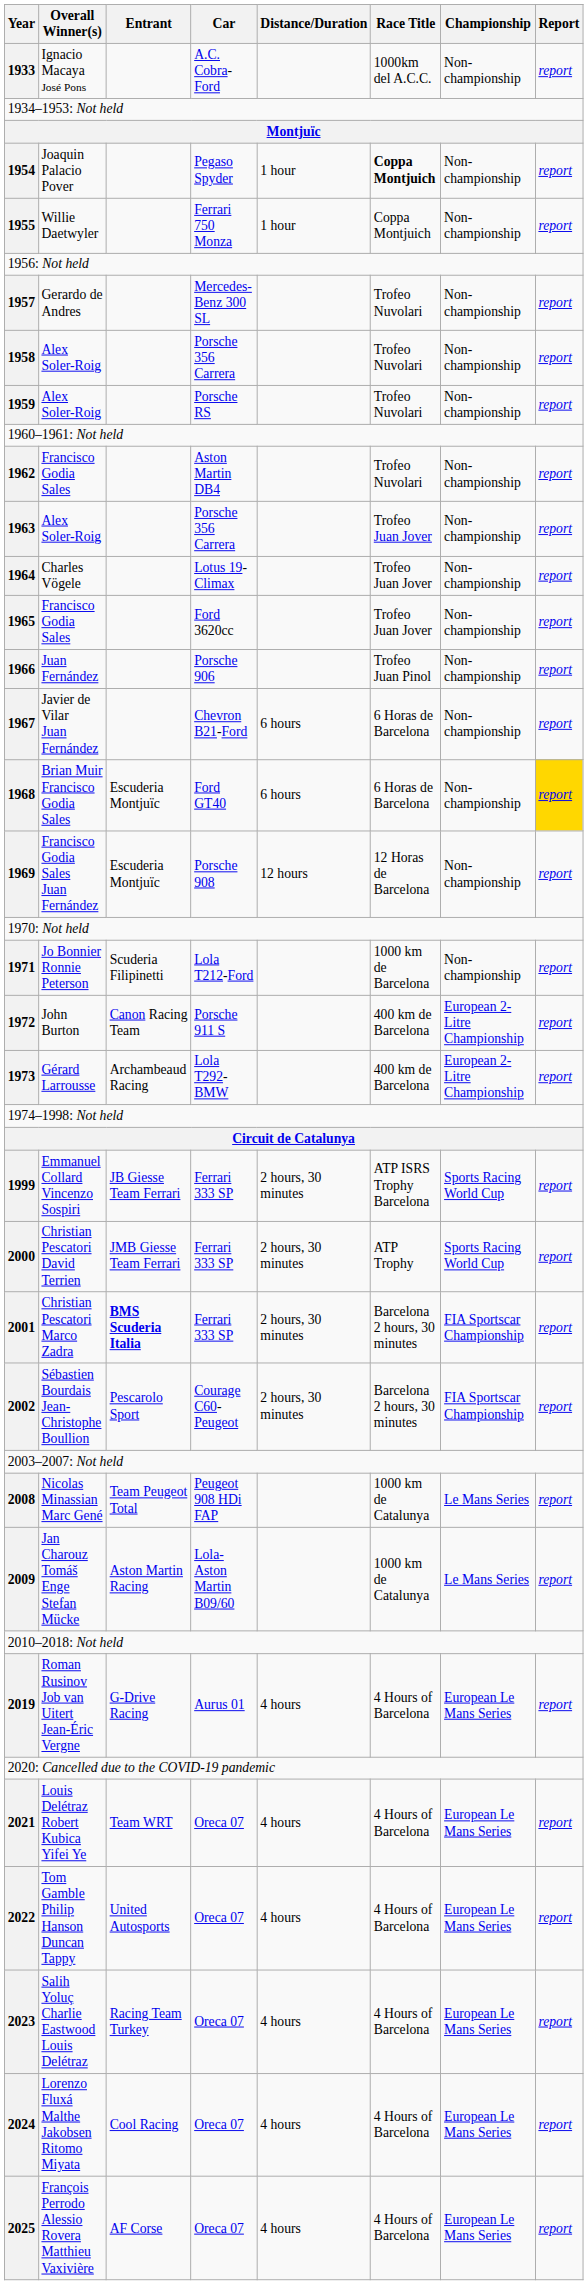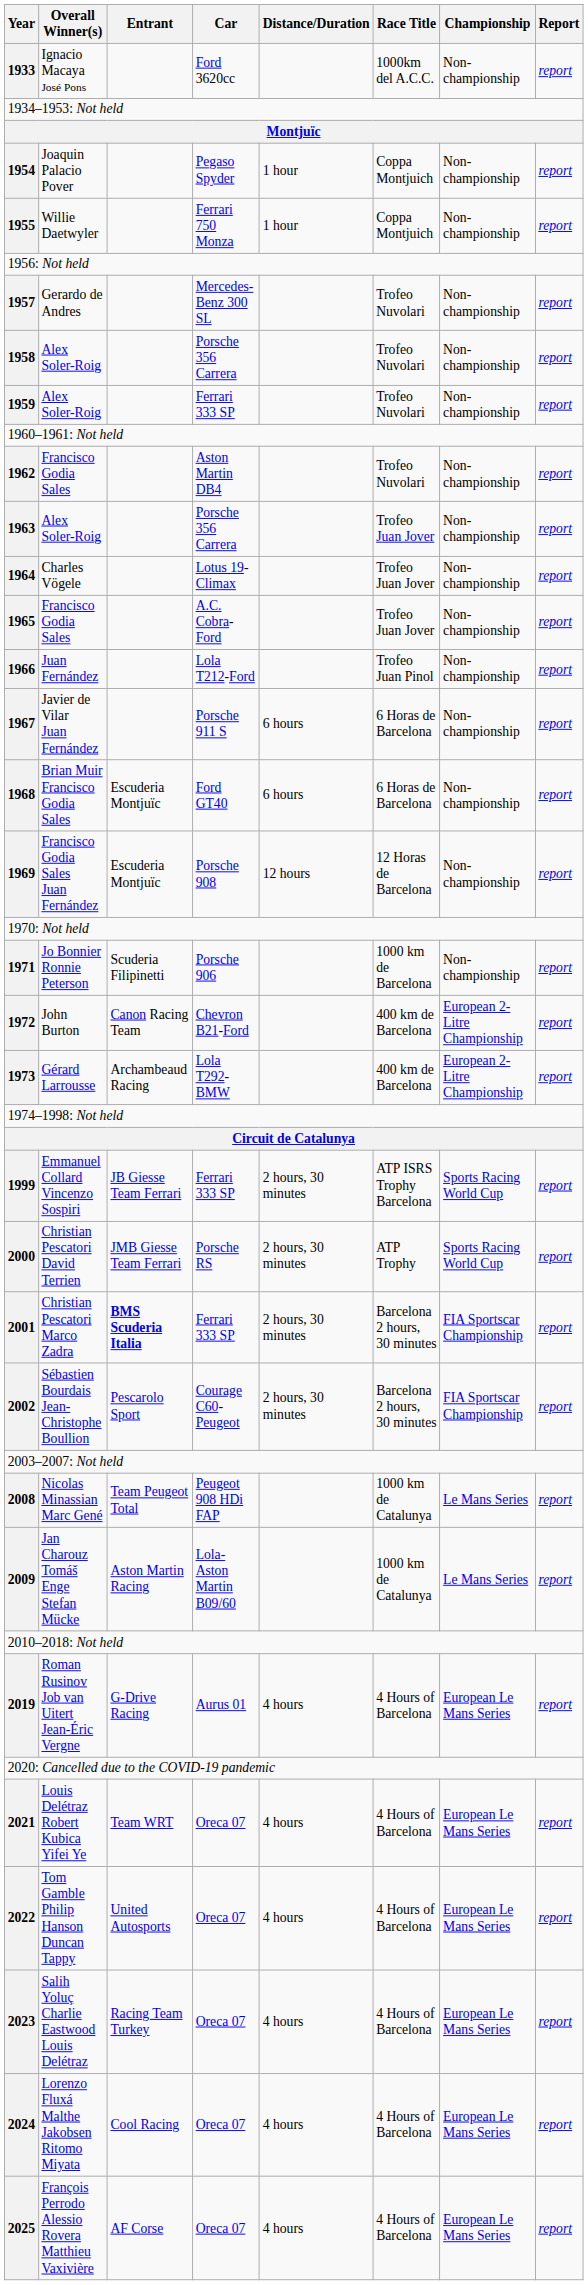(213, 71) A.C. Cobra-Ford -> (215, 71) Ford 3620cc
(405, 171) bold -> (405, 171) normal
(216, 404) Porsche RS -> (215, 404) Ferrari 333 SP
(214, 622) Ford 3620cc -> (215, 622) A.C. Cobra-Ford
(216, 669) Porsche 906 -> (225, 669) Lola T212-Ford
(221, 724) Chevron B21-Ford -> (217, 724) Porsche 911 S
(555, 795) gold background -> (555, 795) no background
(224, 968) Lola T212-Ford -> (217, 968) Porsche 906
(216, 1022) Porsche 911 S -> (222, 1022) Chevron B21-Ford
(214, 1256) Ferrari 333 SP -> (217, 1256) Porsche RS
